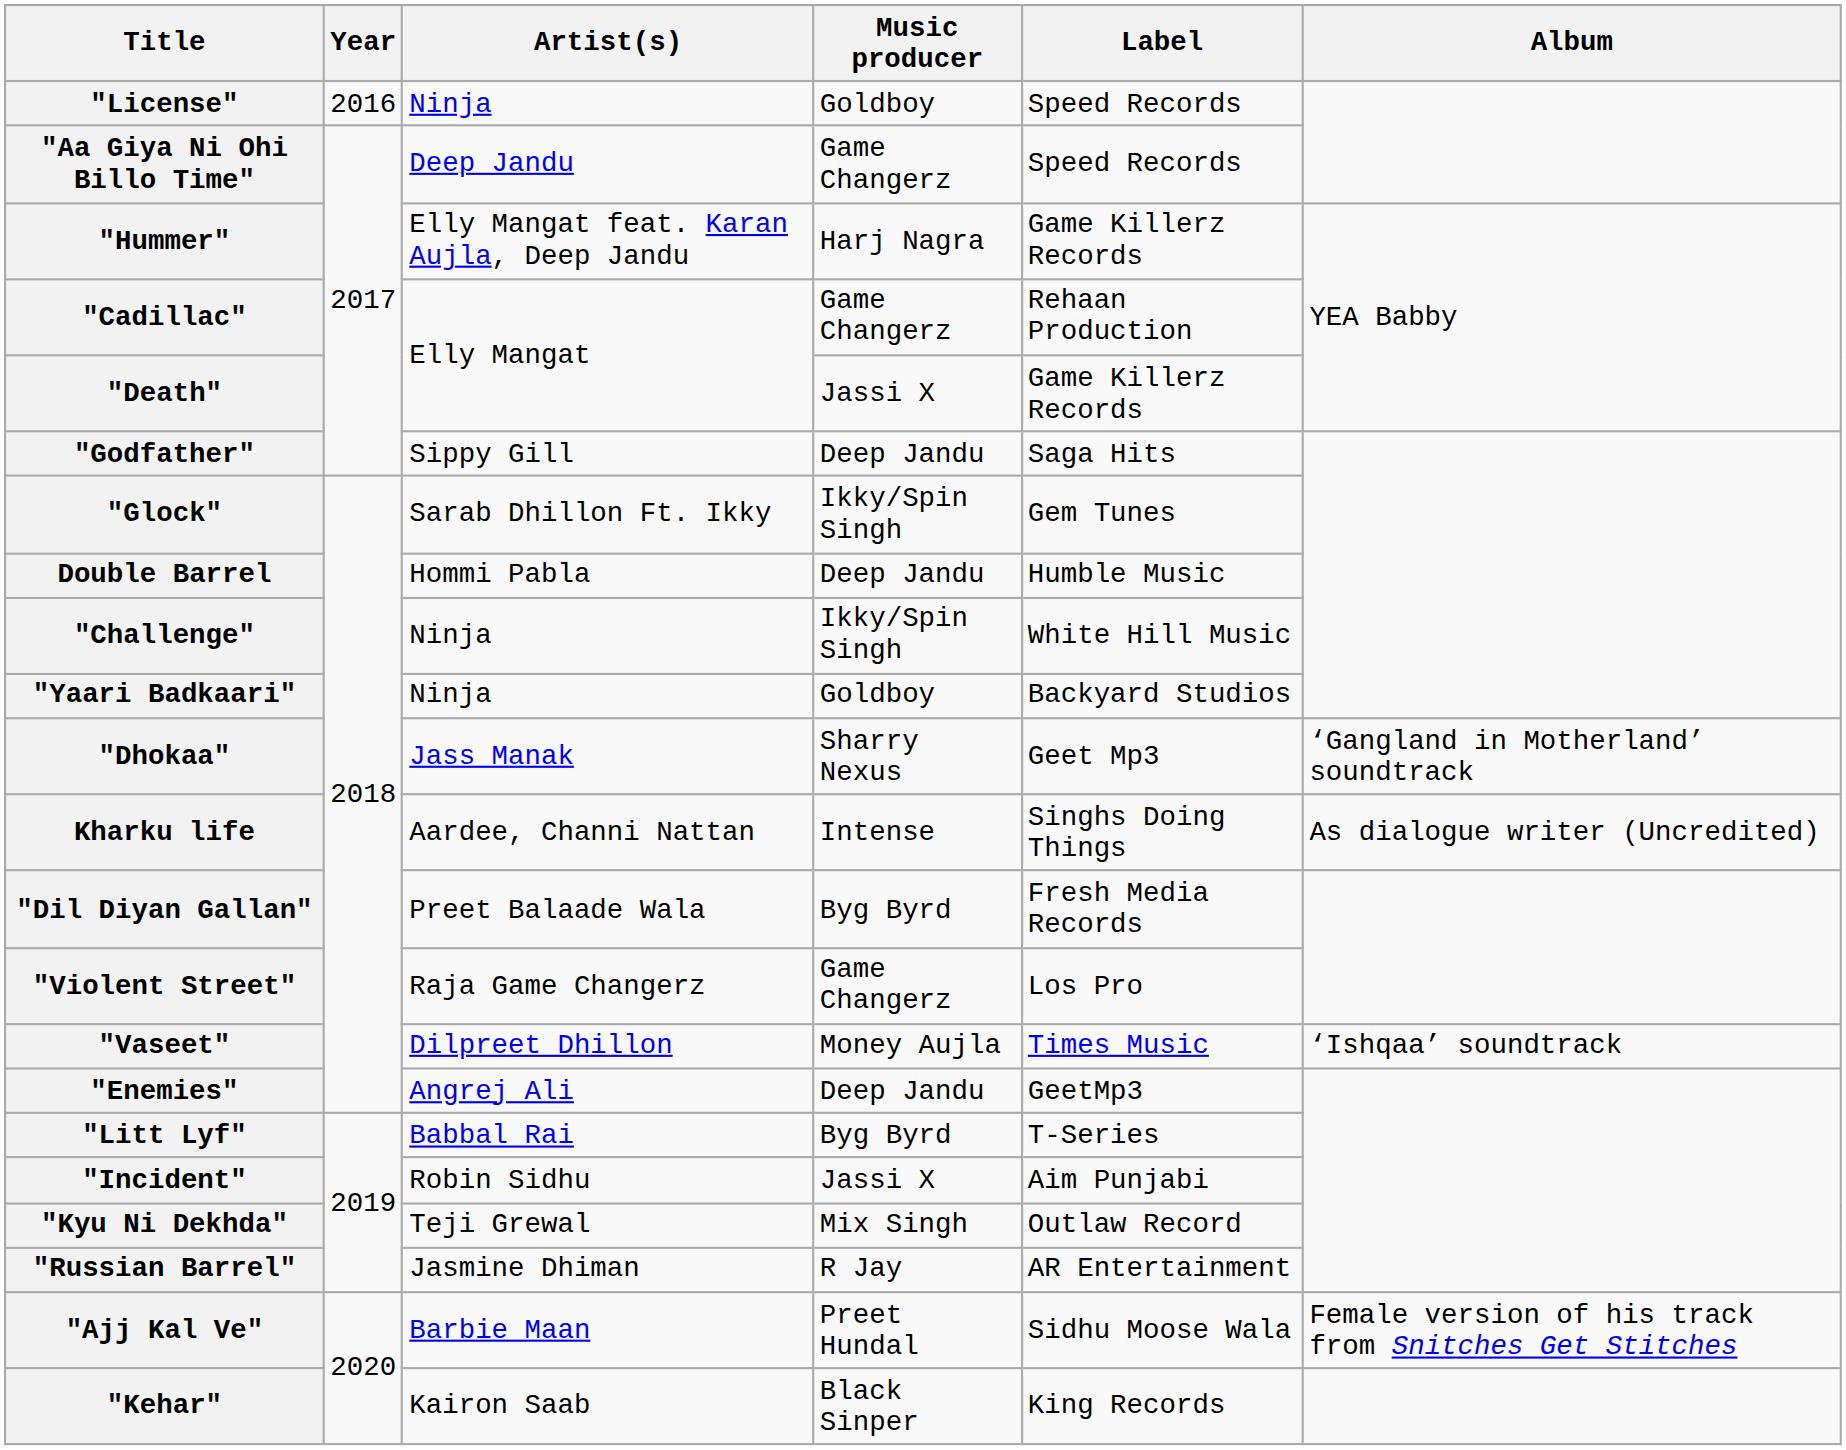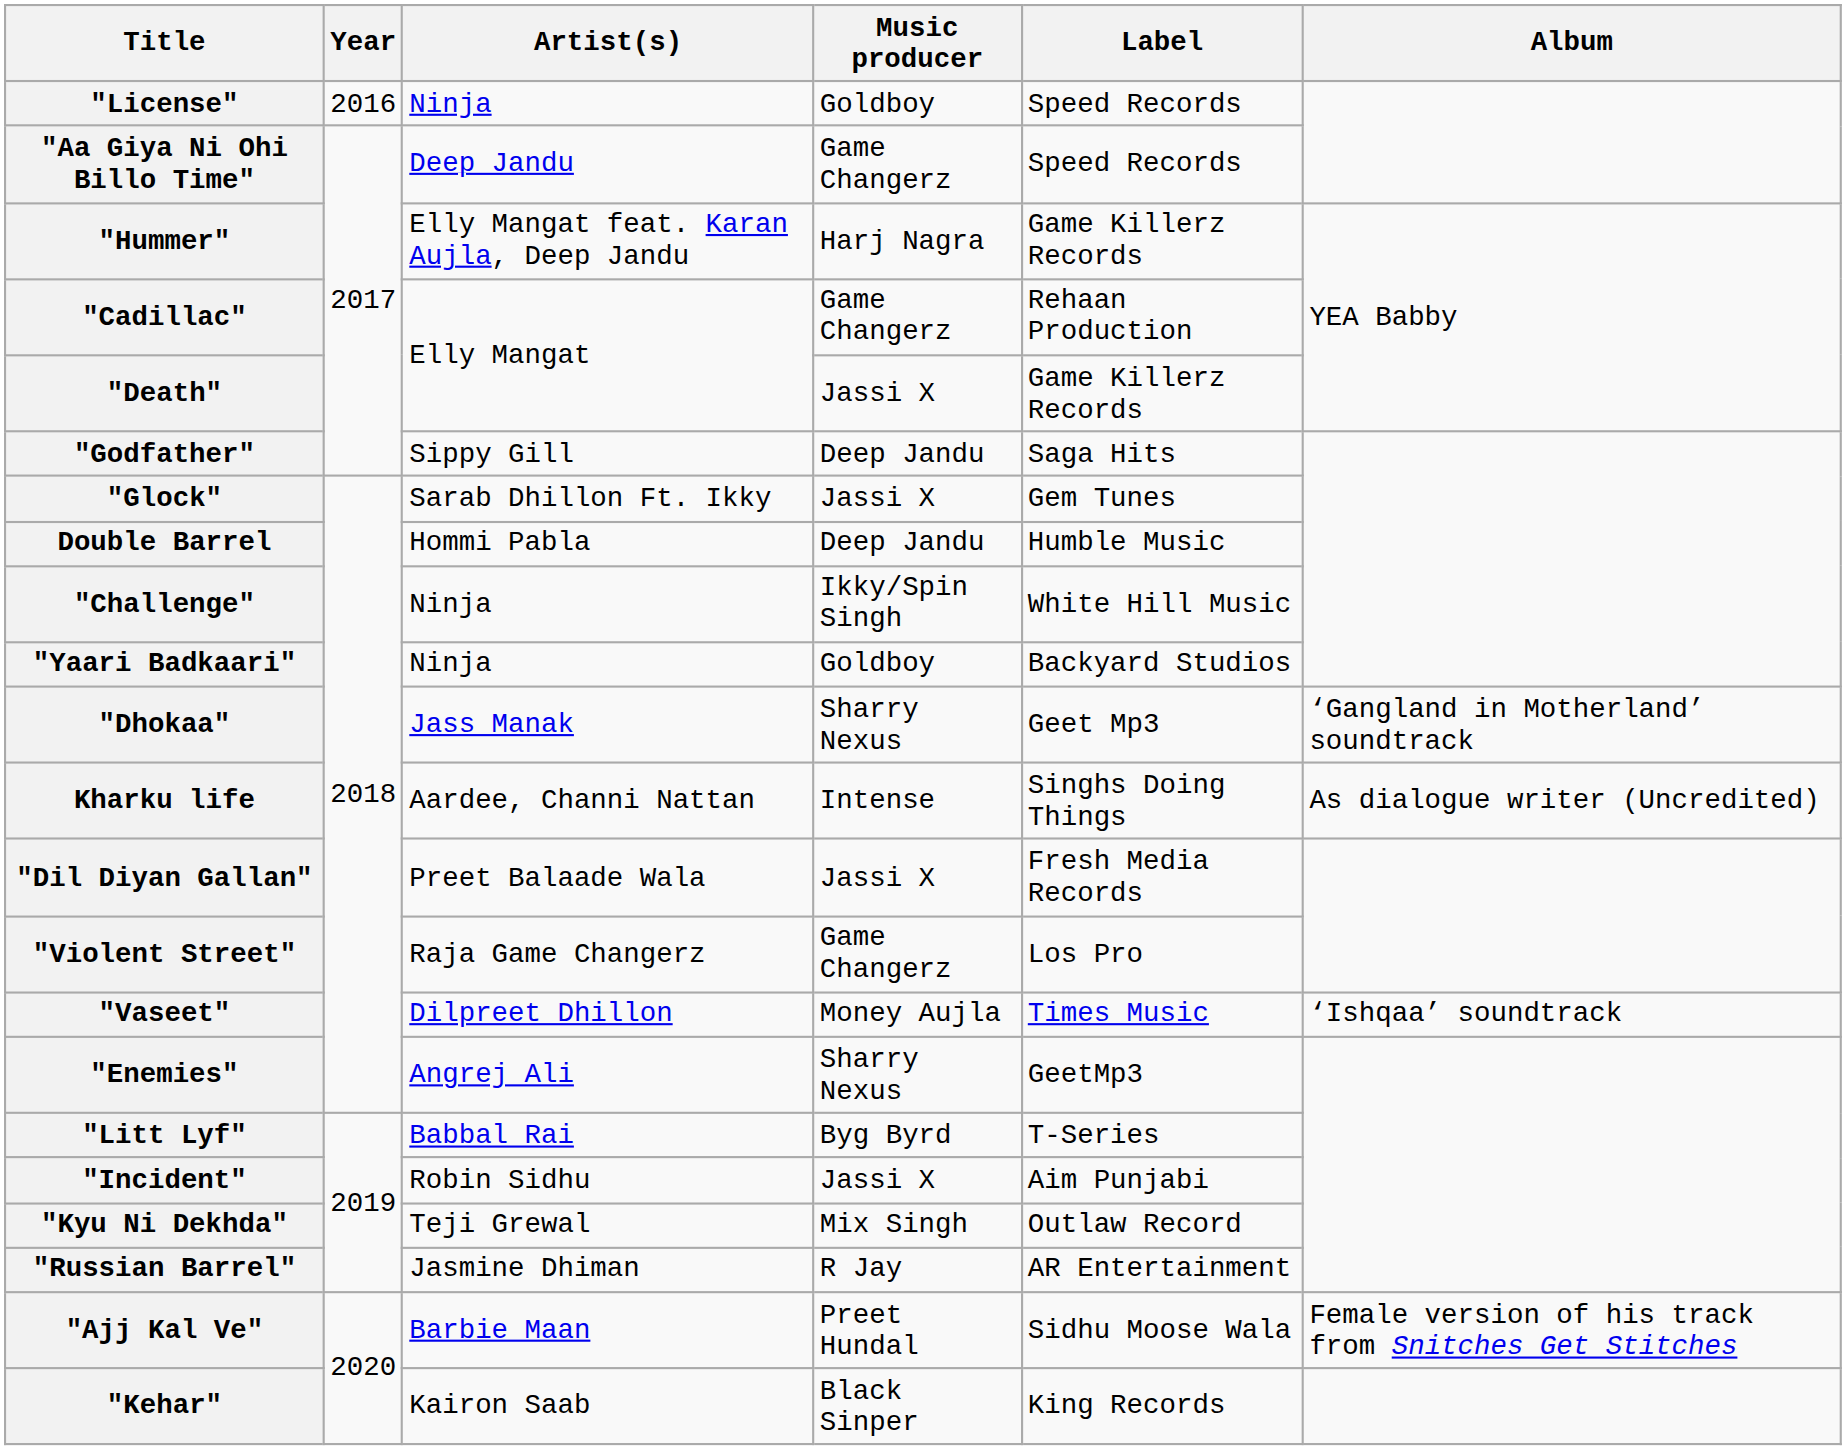(894, 514) Ikky/Spin Singh -> (877, 499) Jassi X
(886, 909) Byg Byrd -> (877, 878) Jassi X
(902, 1091) Deep Jandu -> (869, 1075) Sharry Nexus
